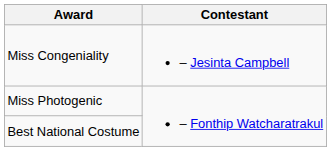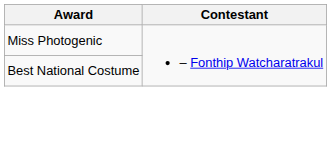- row: (58, 55)
